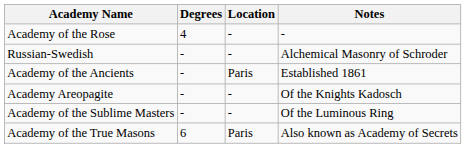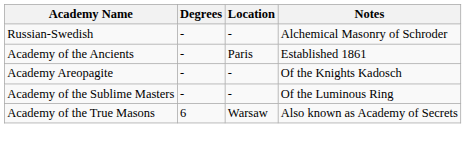- row: (61, 34)
(240, 133) Paris -> (248, 113) Warsaw
